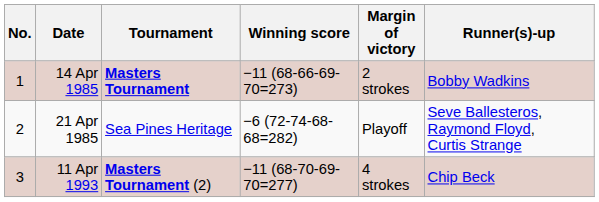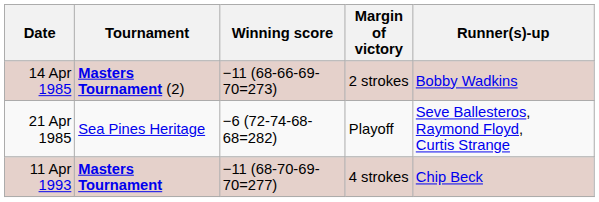- column: (20, 33)
(147, 81) Masters Tournament -> (131, 81) Masters Tournament (2)
(158, 177) Masters Tournament (2) -> (120, 177) Masters Tournament
